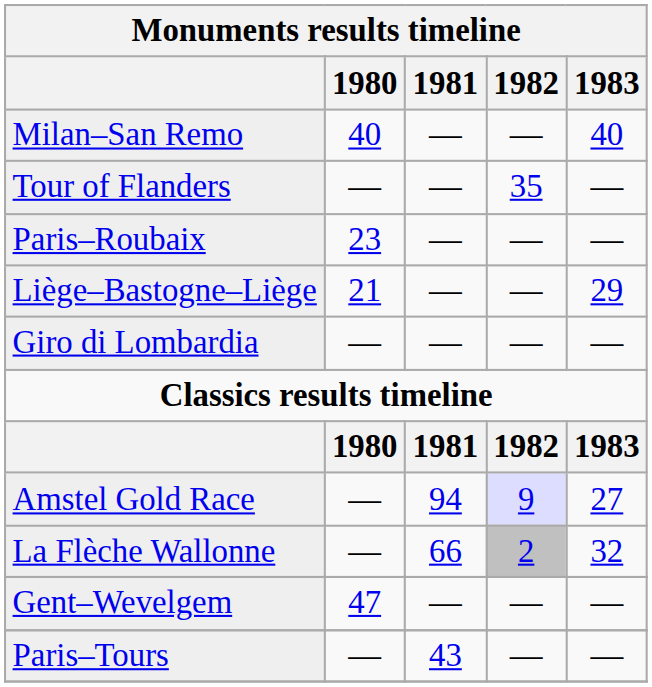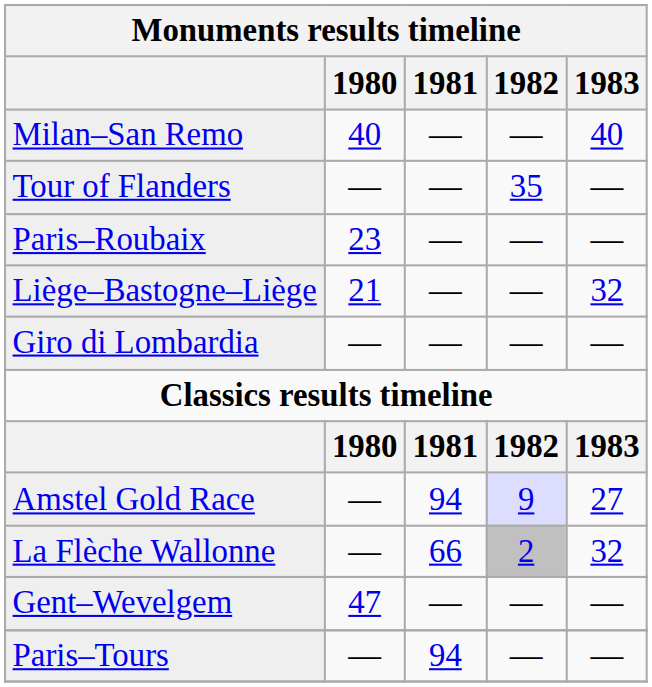(607, 290) 29 -> (607, 290) 32
(445, 654) 43 -> (445, 654) 94
